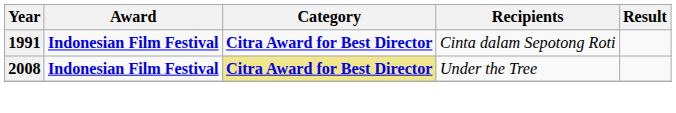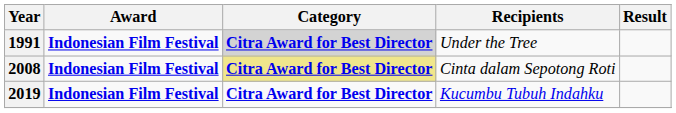(329, 42) no background -> (329, 42) lightgrey background
(528, 42) Cinta dalam Sepotong Roti -> (489, 42) Under the Tree
(489, 68) Under the Tree -> (528, 68) Cinta dalam Sepotong Roti
+ row: (24, 94)
